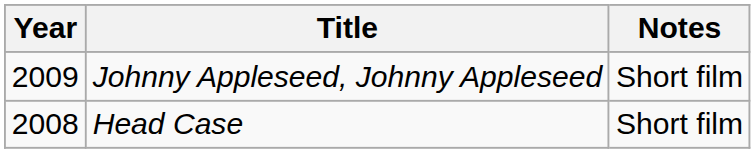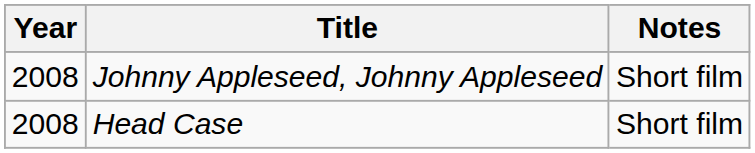(45, 76) 2009 -> (45, 76) 2008
